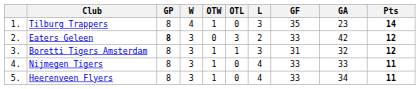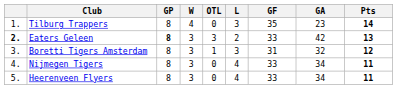- column: (214, 11)
(16, 38) normal -> (16, 38) bold
(391, 38) 12 -> (368, 38) 13
(343, 64) 33 -> (320, 64) 34
